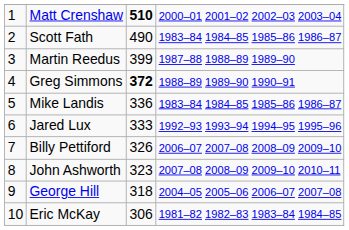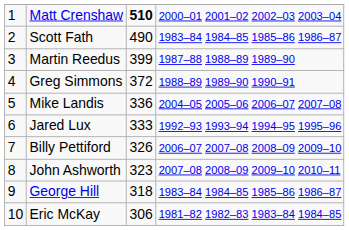(141, 81) bold -> (141, 81) normal
(250, 104) 1983–84 1984–85 1985–86 1986–87 -> (250, 104) 2004–05 2005–06 2006–07 2007–08
(250, 192) 2004–05 2005–06 2006–07 2007–08 -> (250, 192) 1983–84 1984–85 1985–86 1986–87
